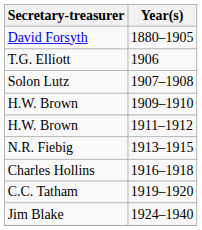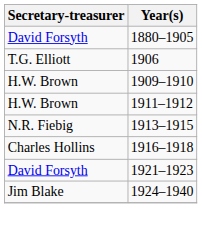- row: (162, 81)
- row: (162, 192)
+ row: (162, 170)
